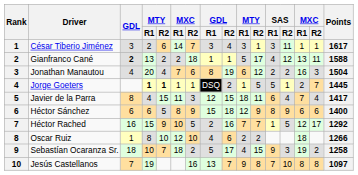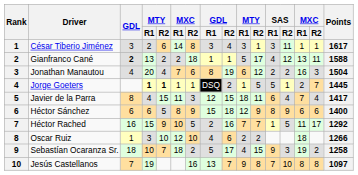(193, 46) 7 -> (193, 46) 8
(302, 124) 12 -> (302, 124) 11
(149, 137) 8 -> (149, 137) 3
